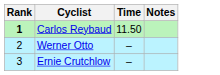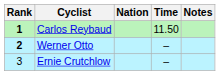+ column: (132, 12)
(19, 45) normal -> (19, 45) bold
